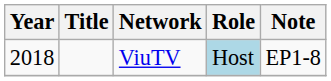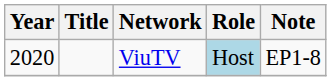(32, 57) 2018 -> (32, 57) 2020
